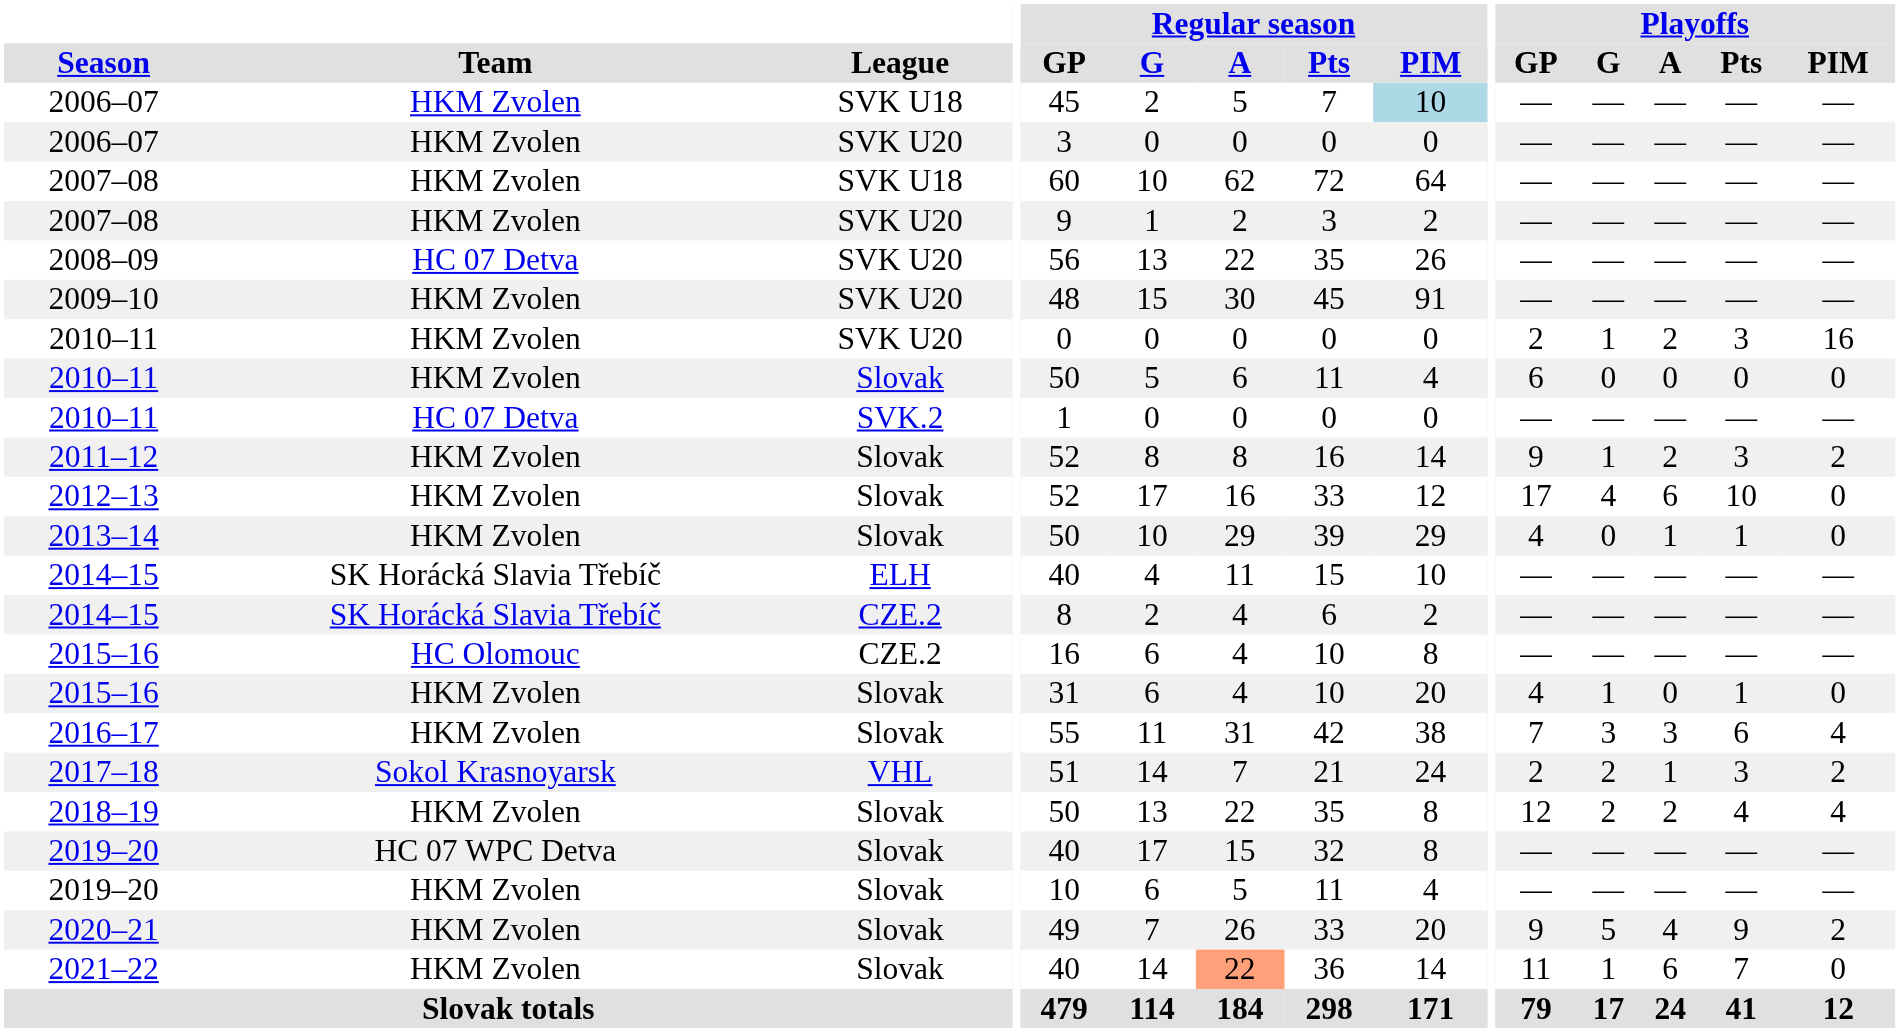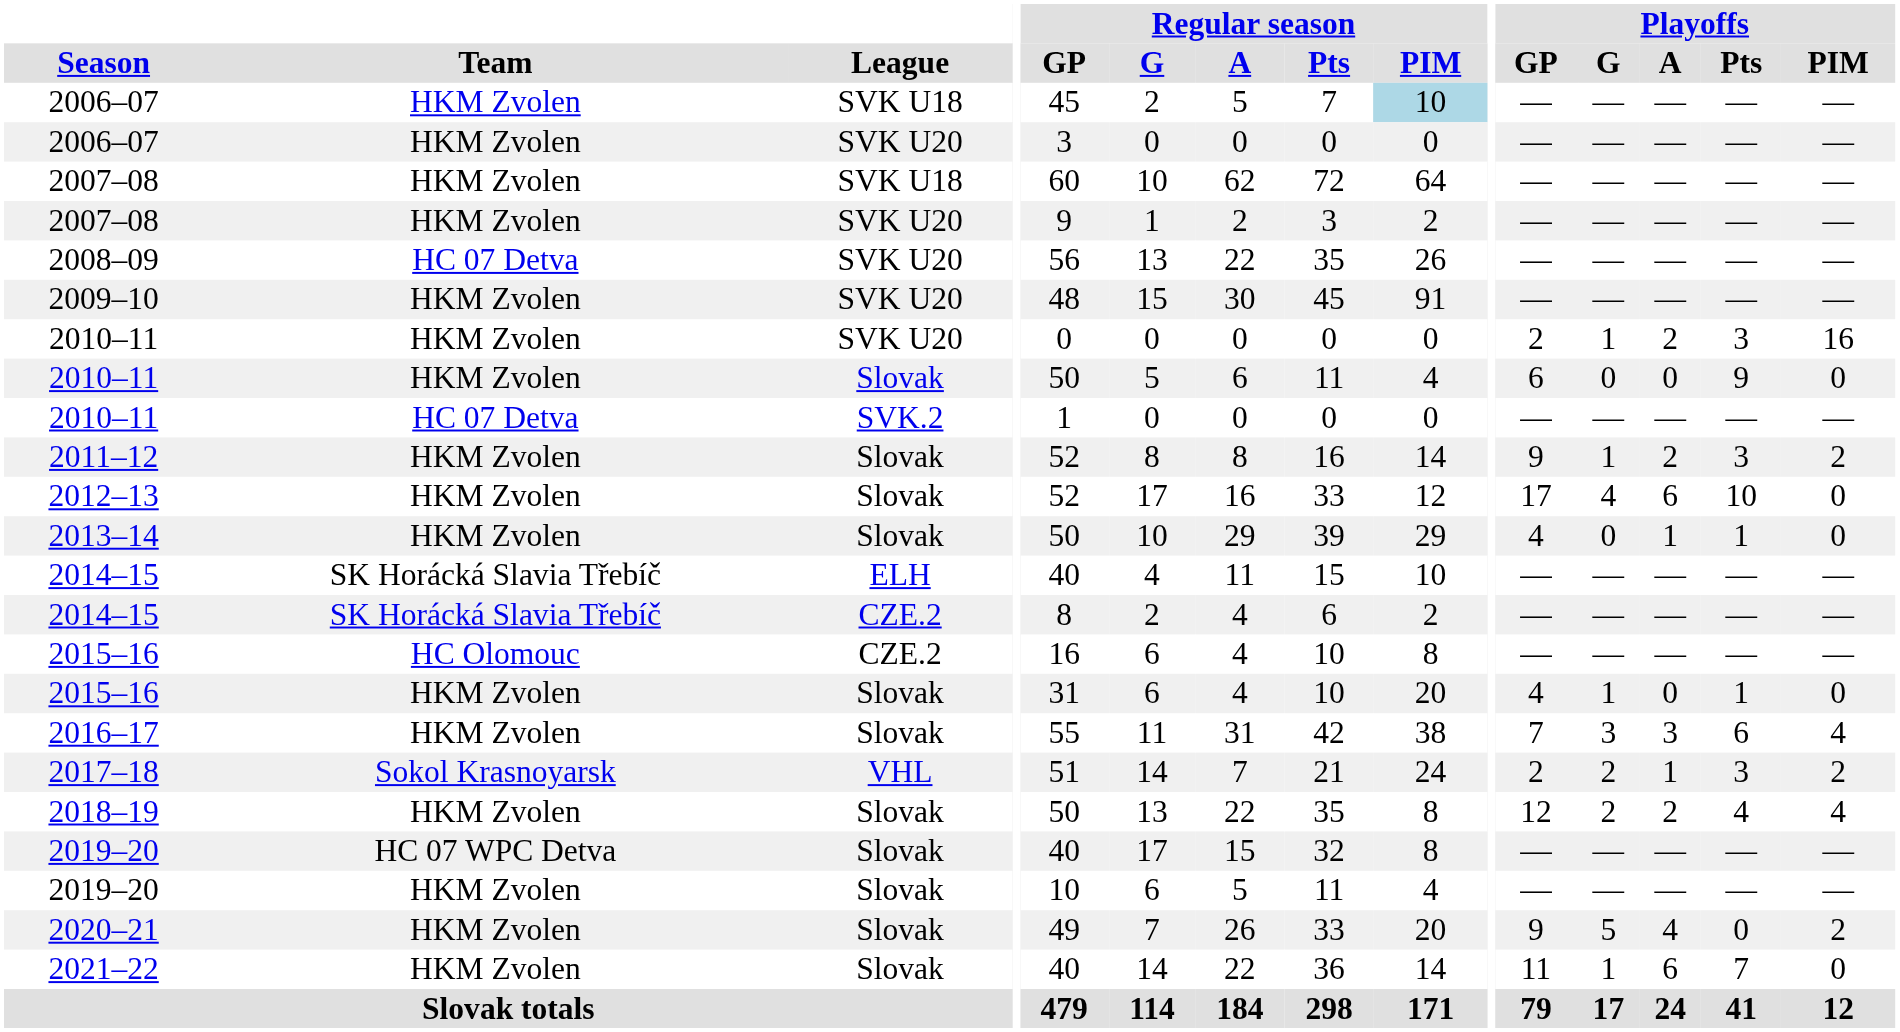(1741, 377) 0 -> (1741, 377) 9
(1741, 929) 9 -> (1741, 929) 0
(1240, 968) lightsalmon background -> (1240, 968) no background
